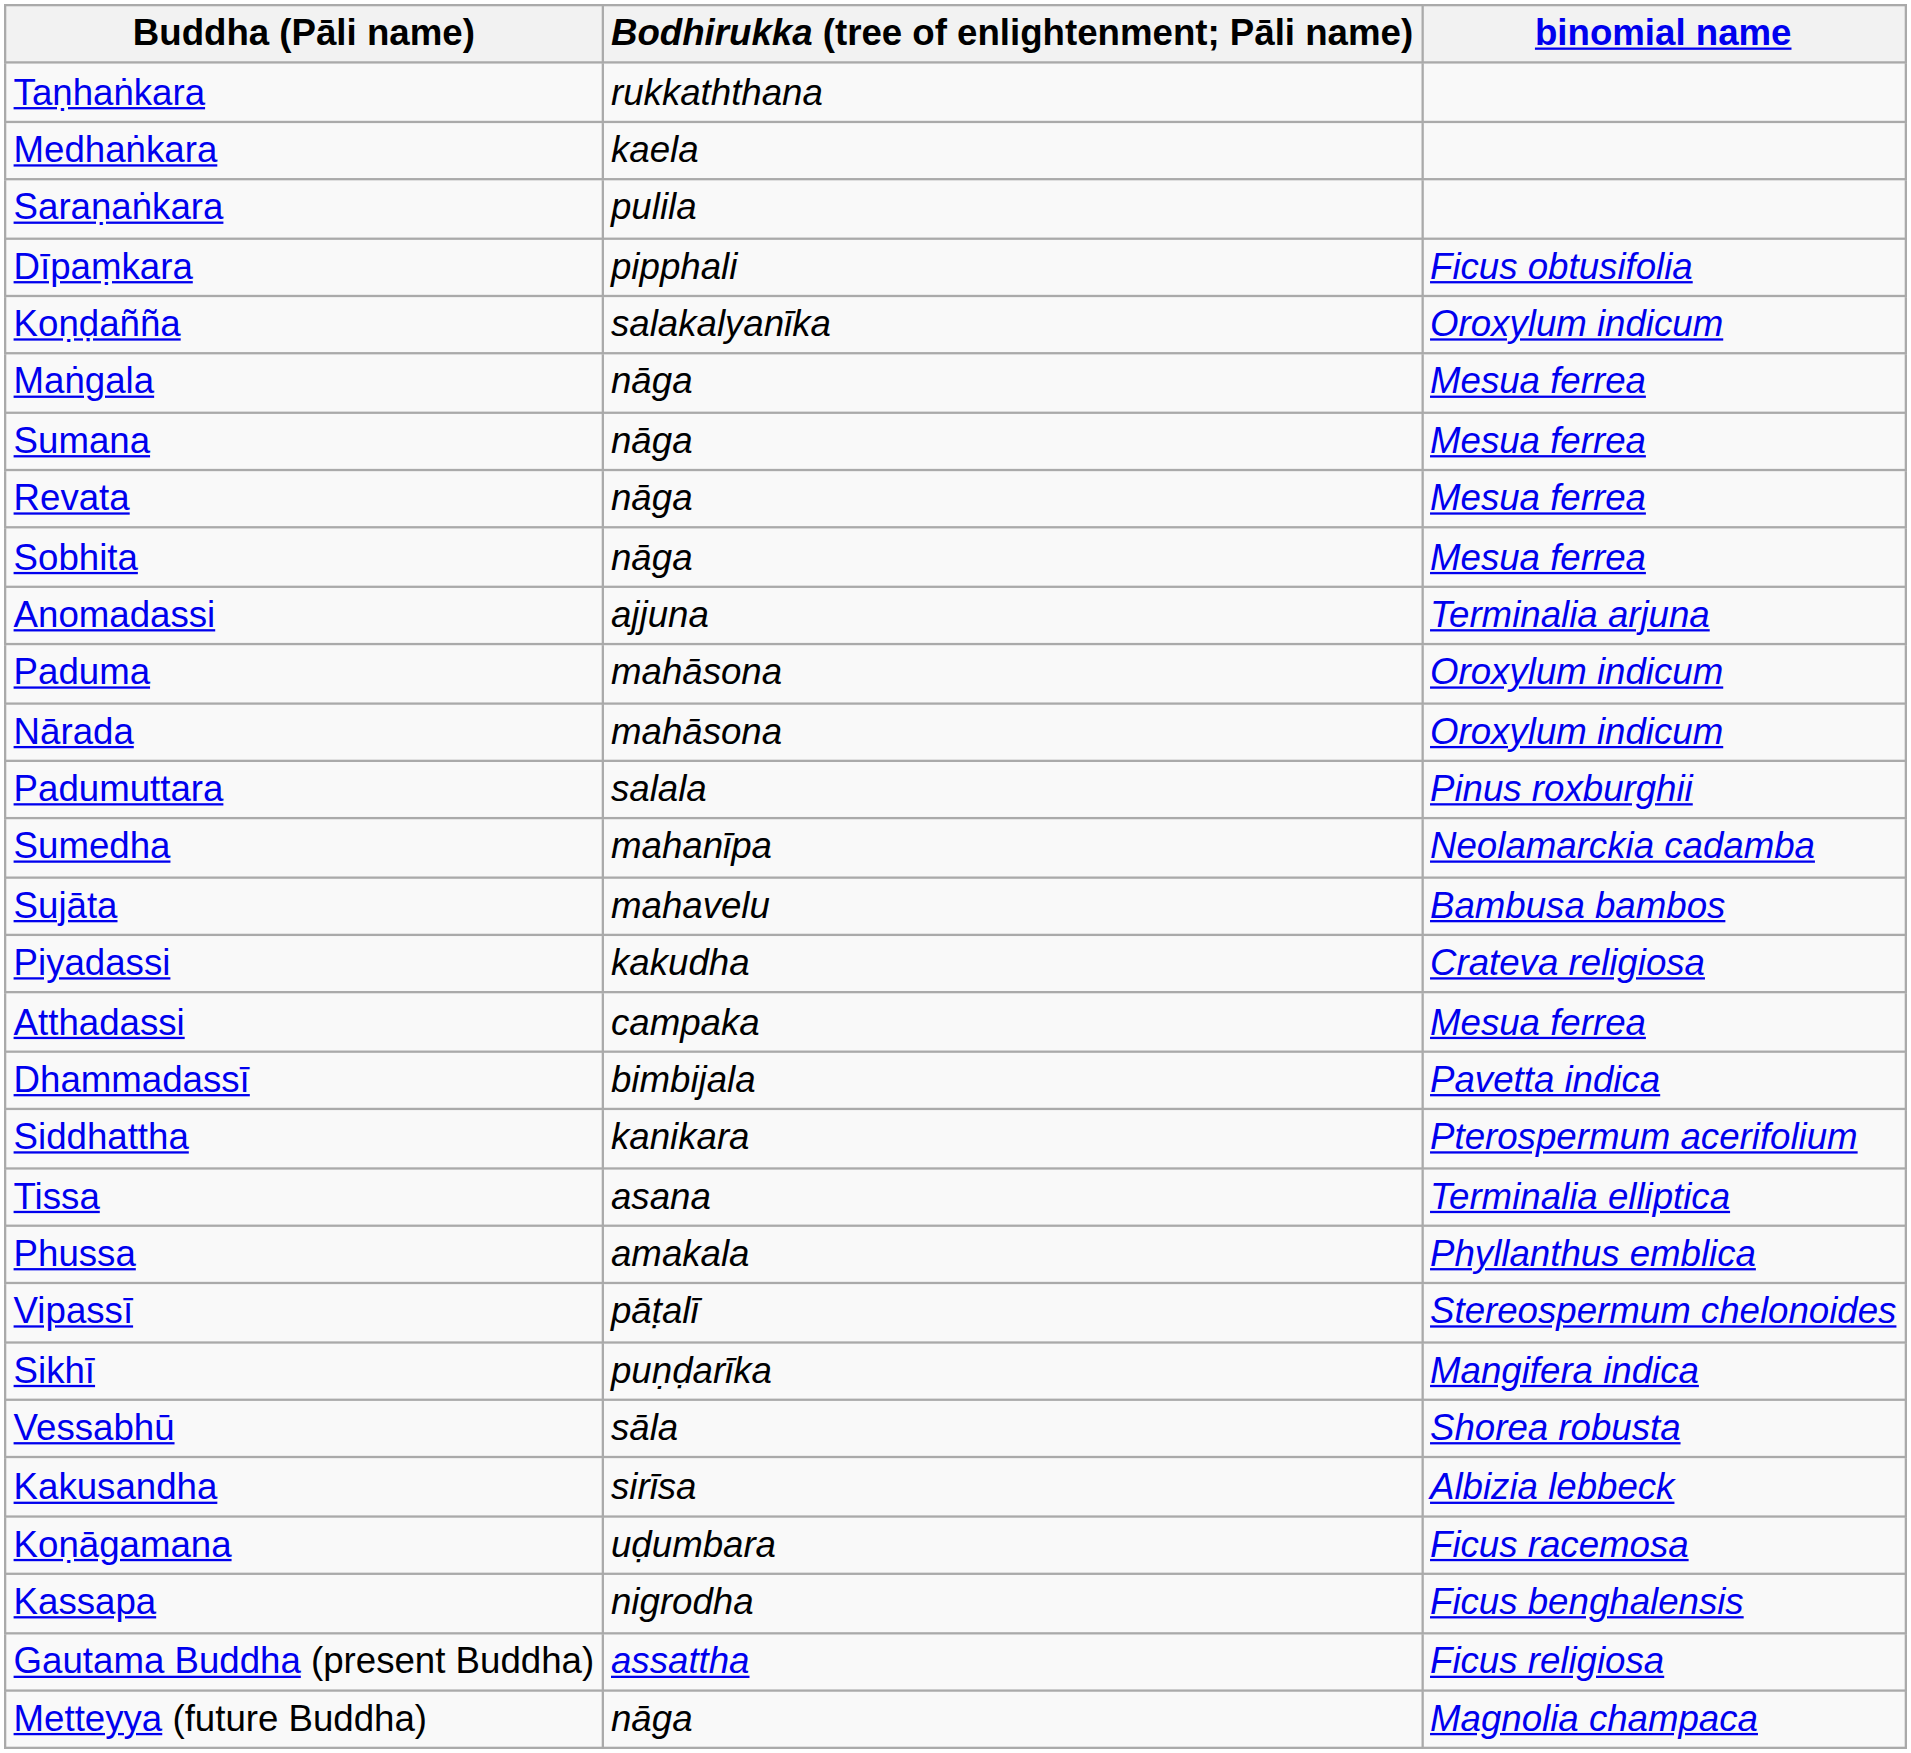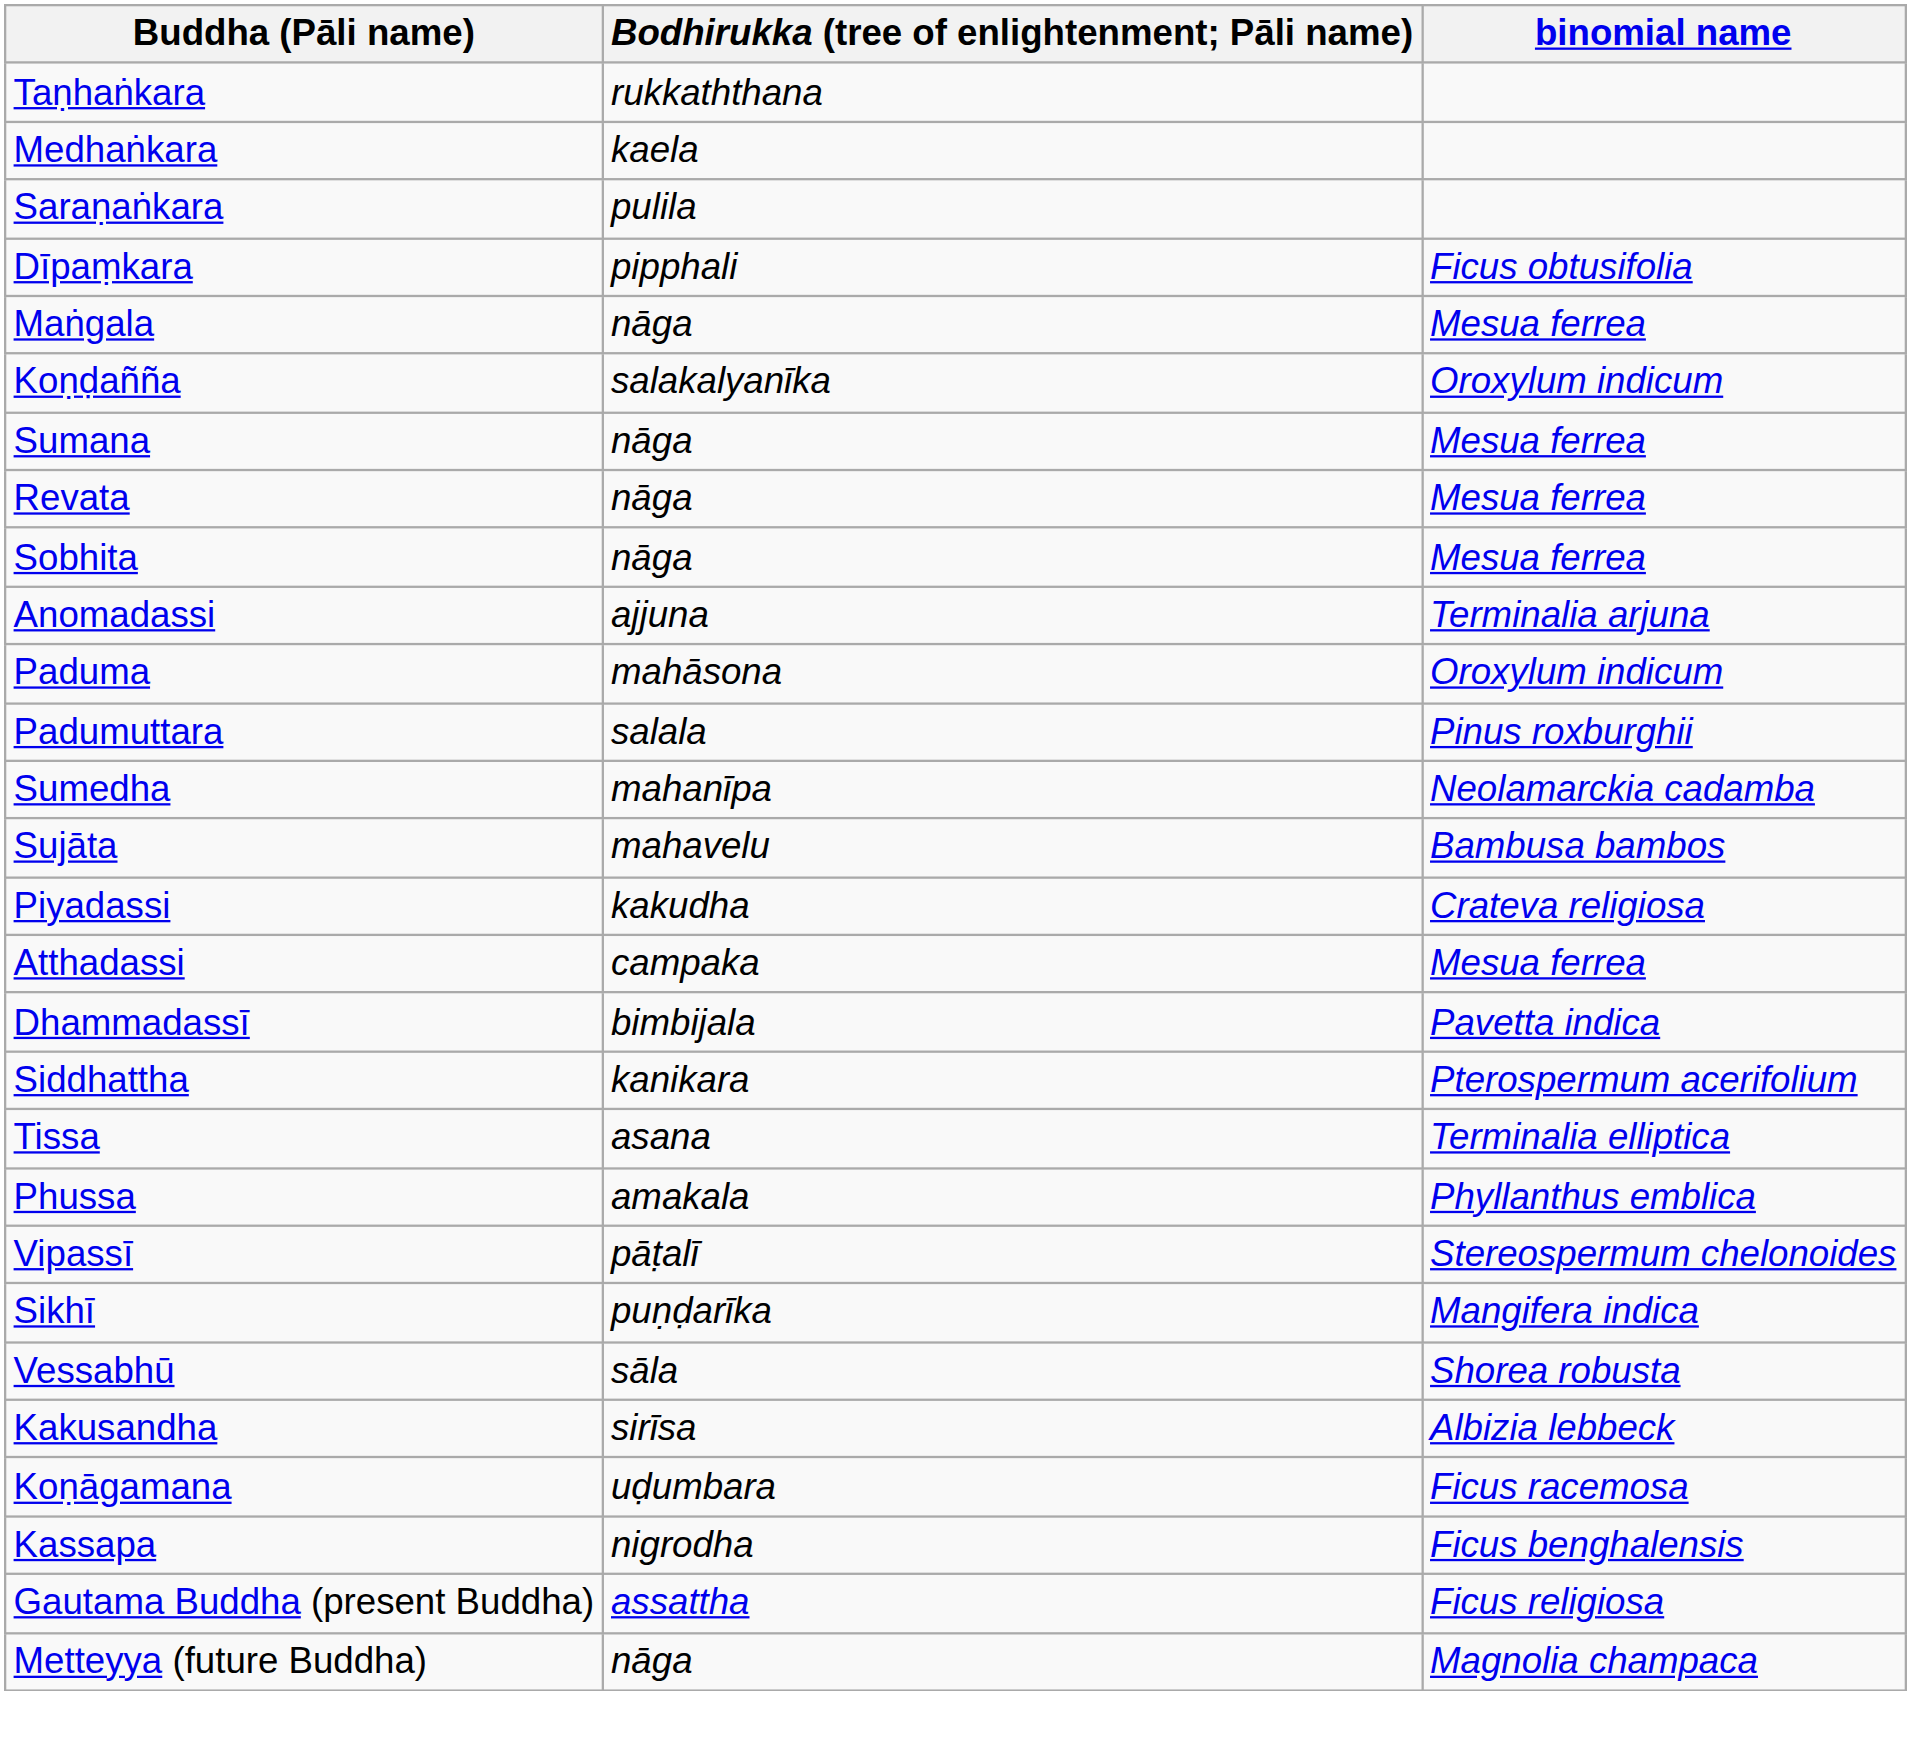rows swapped: (97, 324) <-> (84, 382)
- row: (74, 730)
